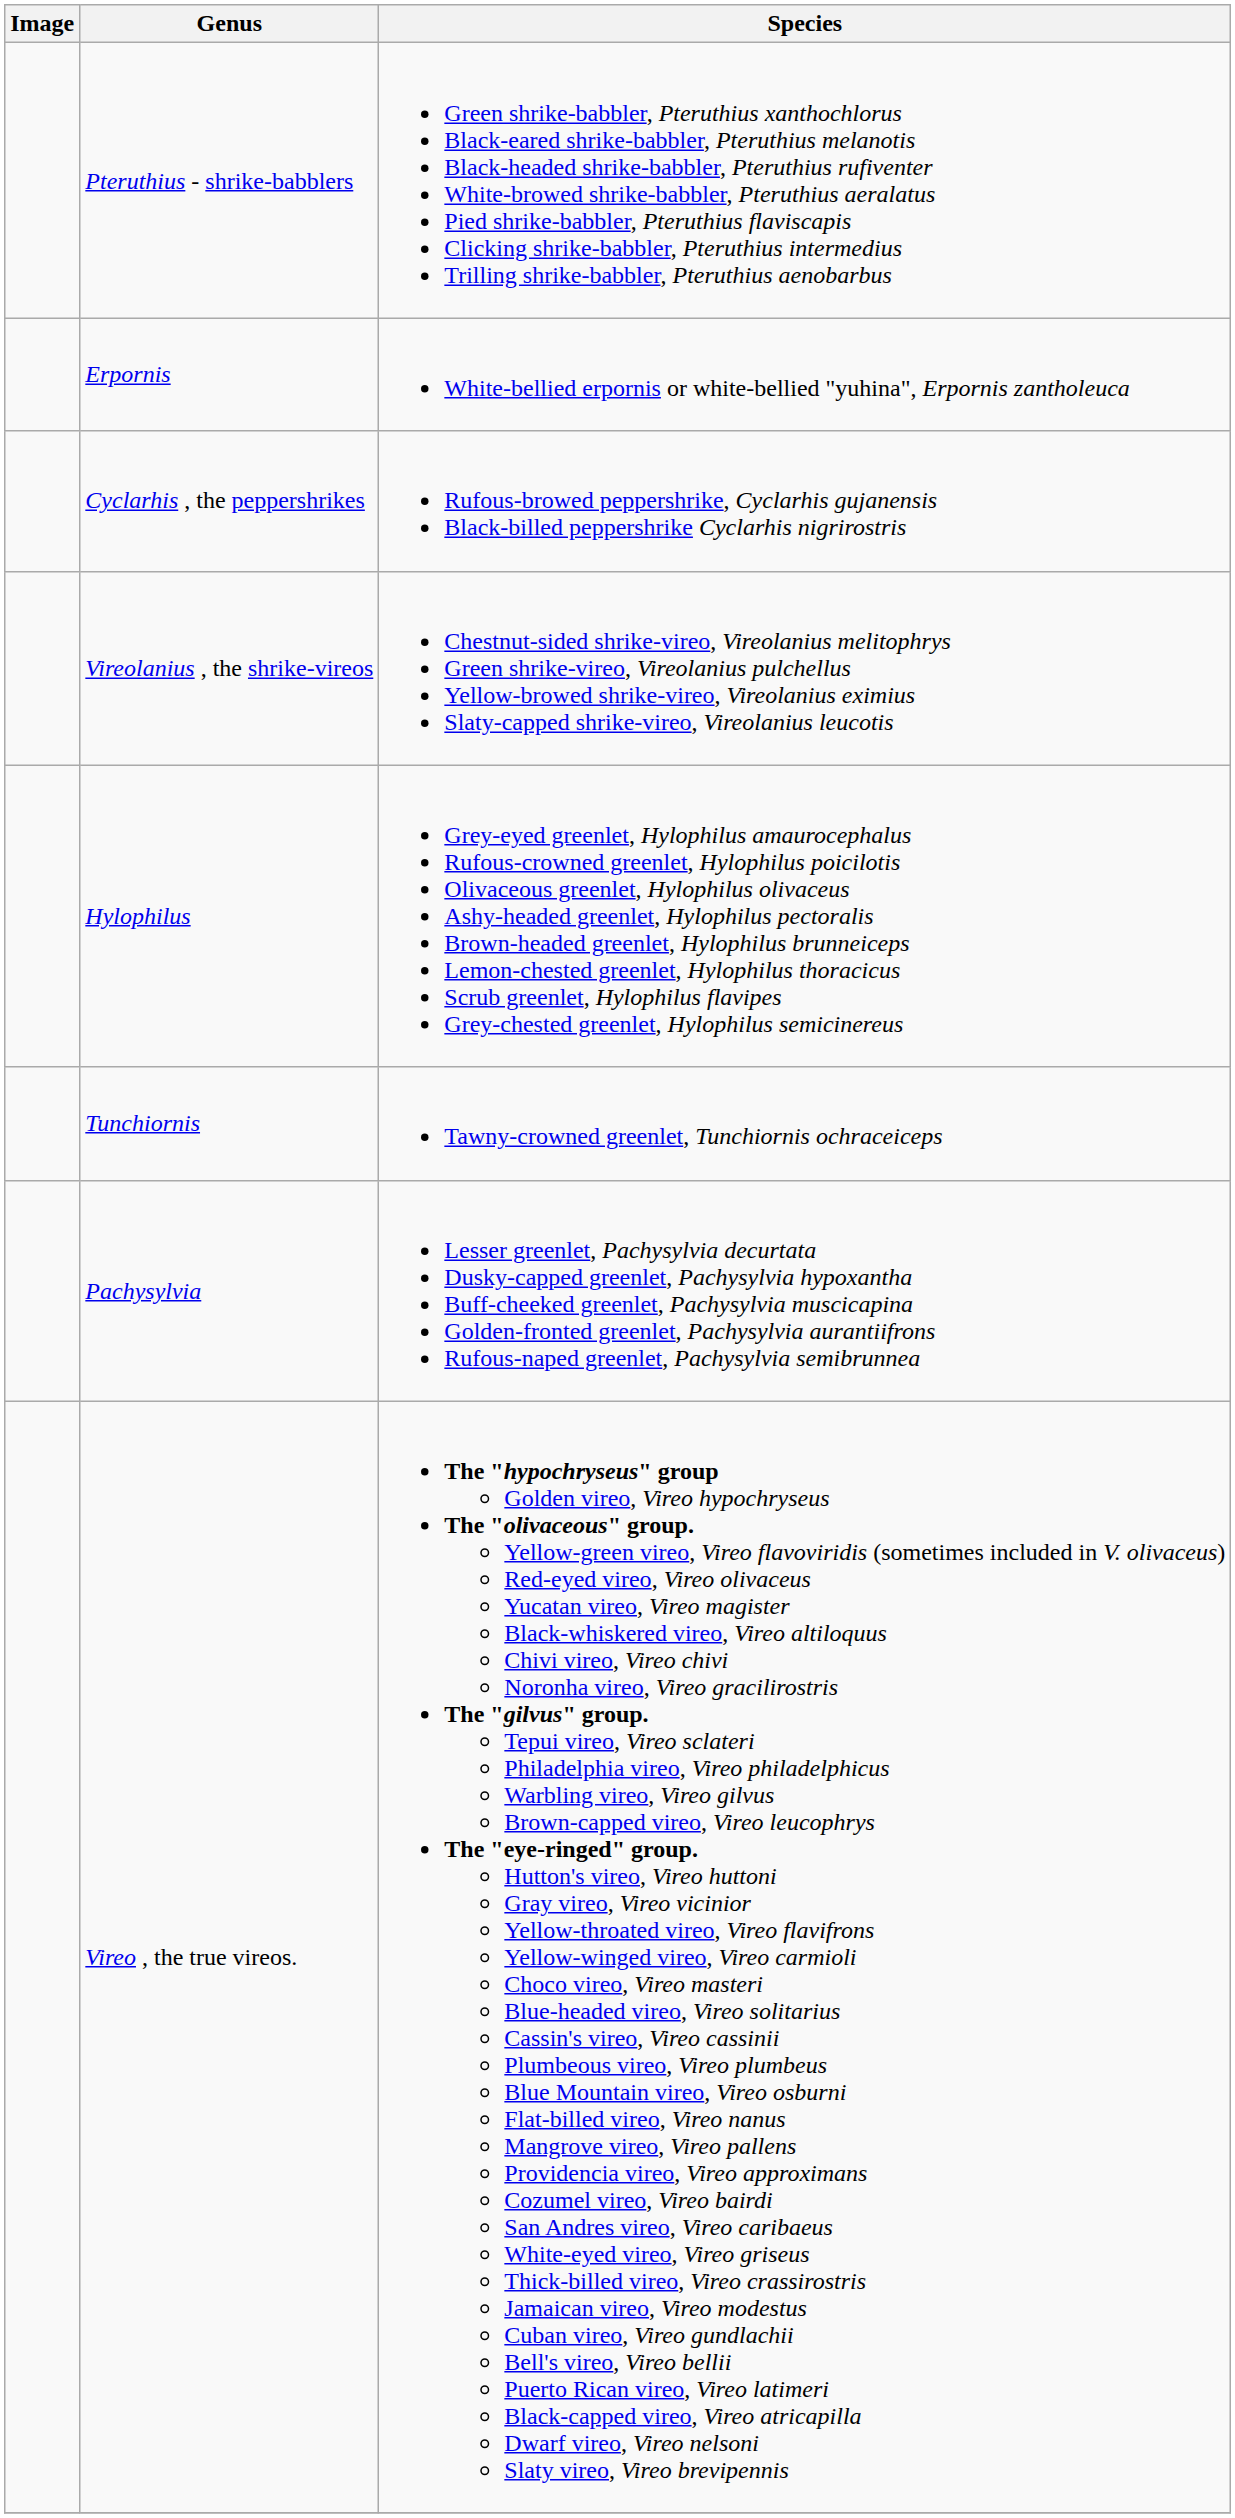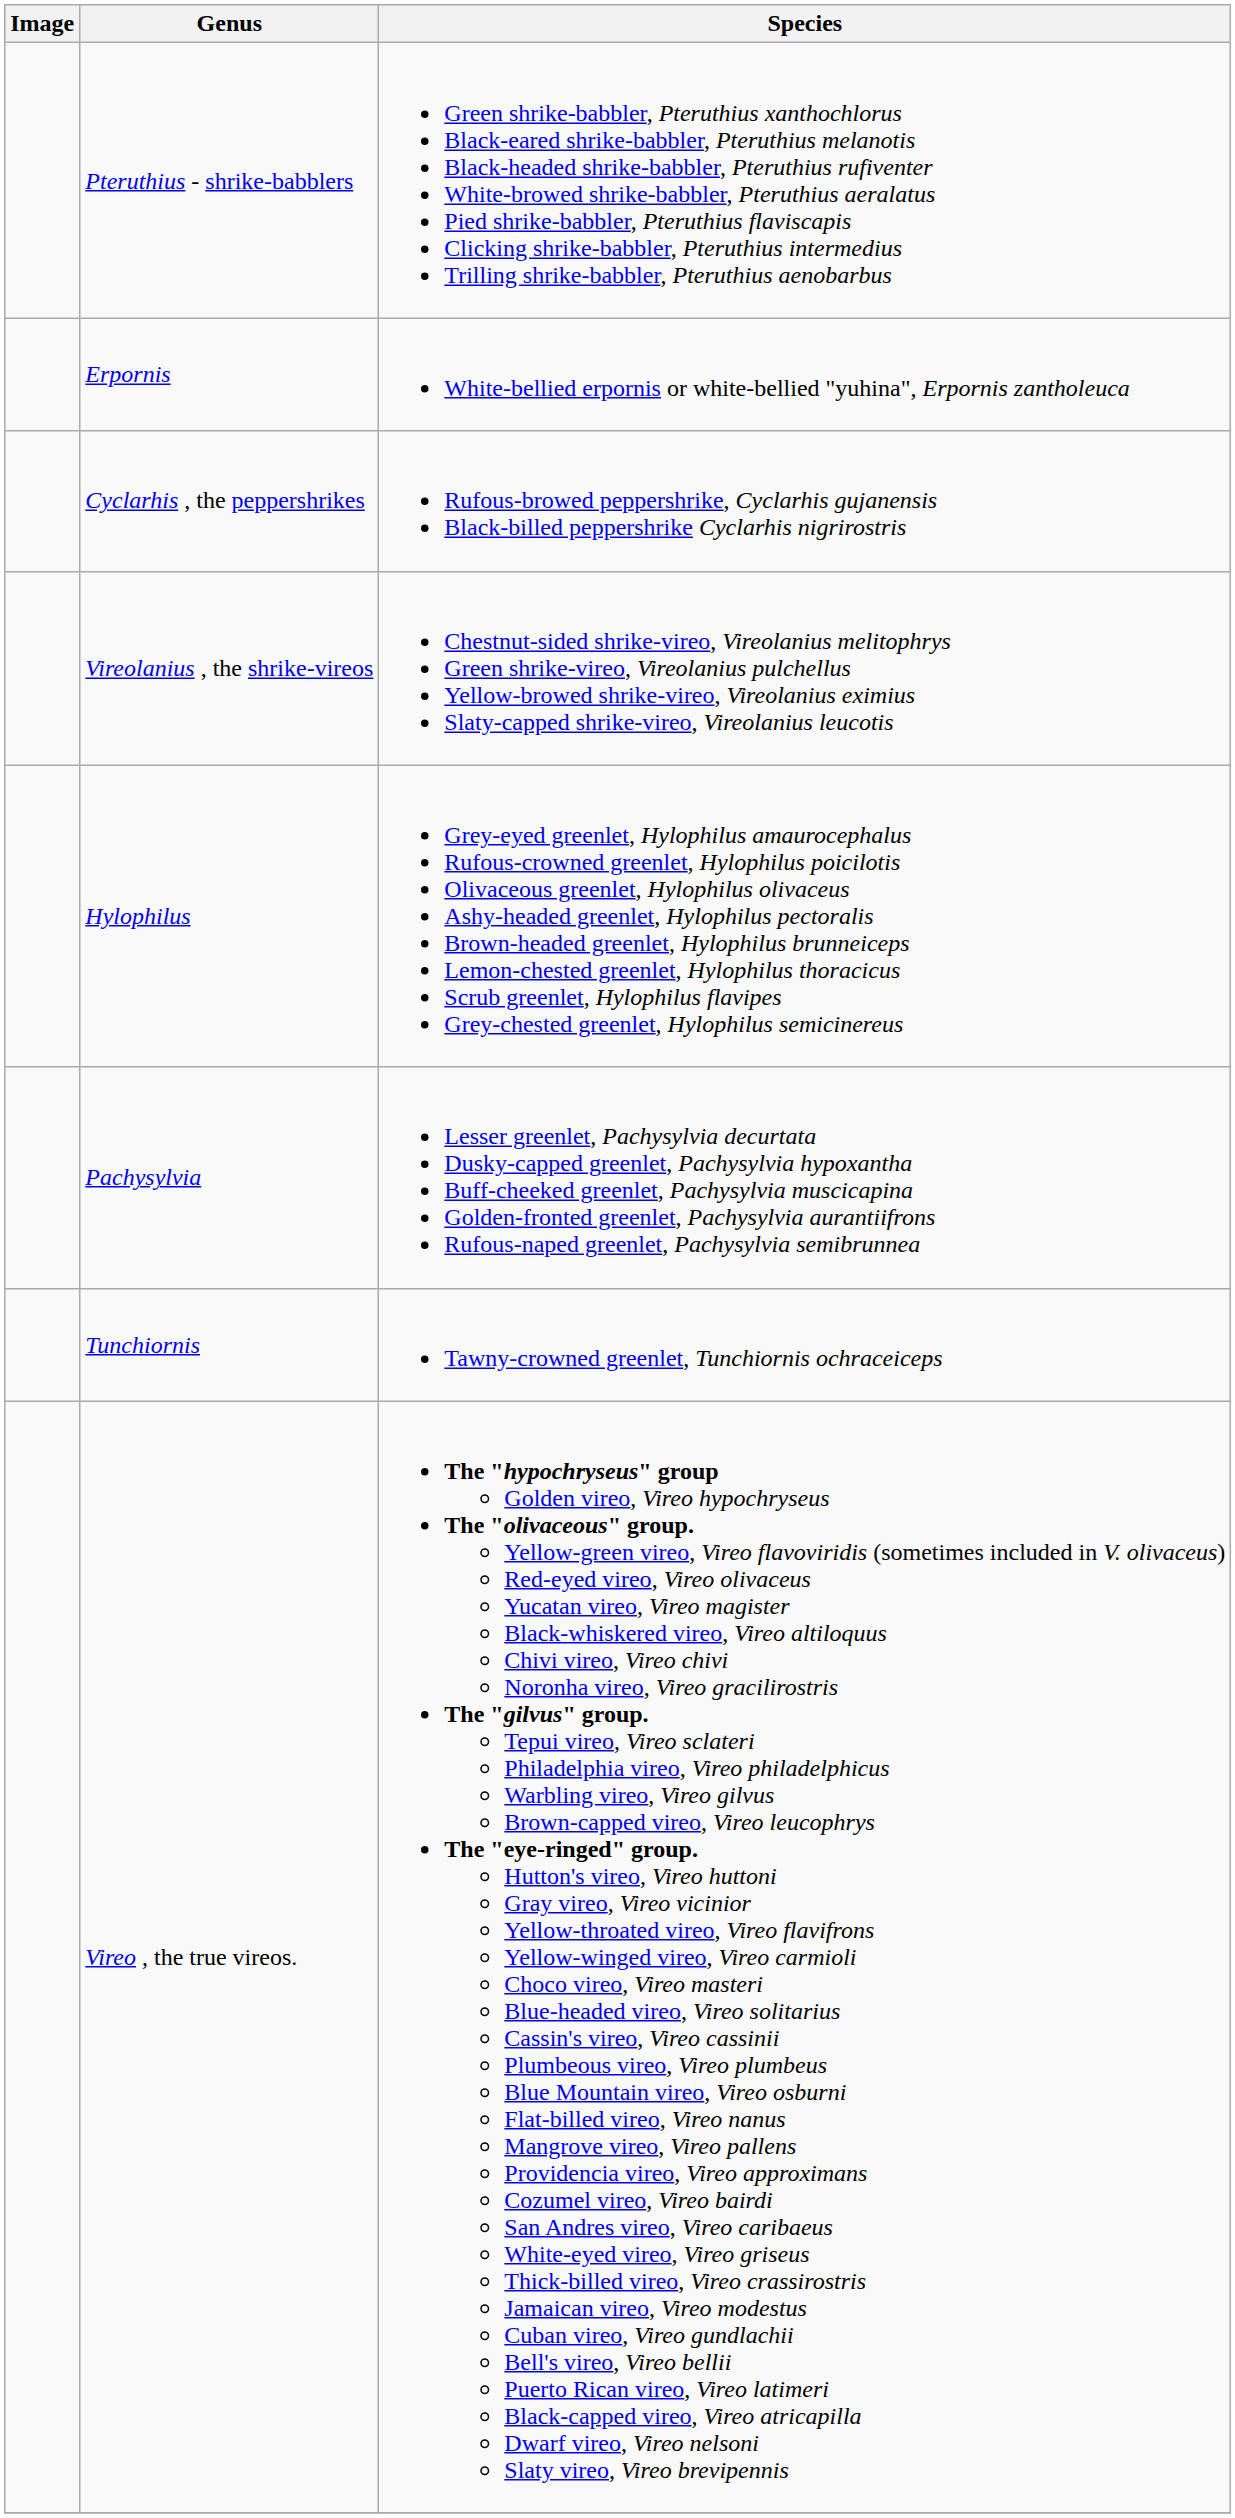rows swapped: (143, 1123) <-> (143, 1290)
